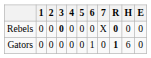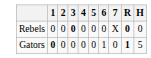- column: (141, 13)
(41, 45) normal -> (53, 45) bold
(128, 45) 6 -> (140, 45) 5
